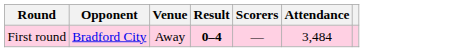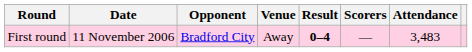+ column: (123, 15)
(317, 36) 3,484 -> (425, 36) 3,483
